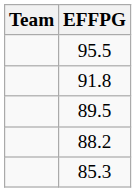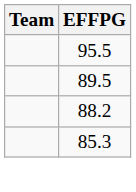- row: (95, 80)
